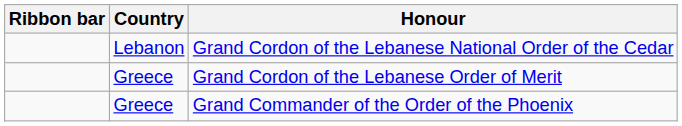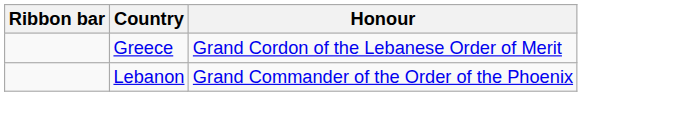- row: (433, 47)
(143, 105) Greece -> (149, 76) Lebanon
